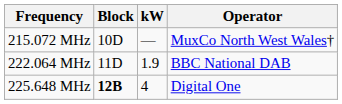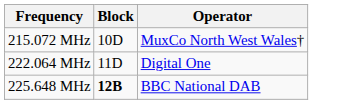- column: (152, 16)
(231, 63) BBC National DAB -> (176, 63) Digital One
(206, 87) Digital One -> (201, 87) BBC National DAB
